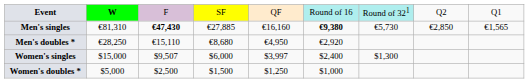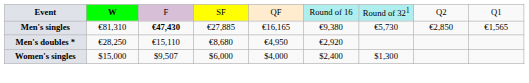(276, 28) €16,160 -> (276, 28) €16,165
(331, 28) bold -> (331, 28) normal
(276, 57) $3,997 -> (276, 57) $4,000
- row: (45, 71)
